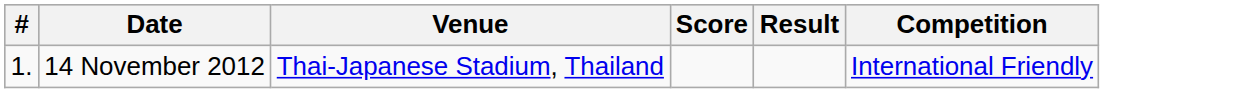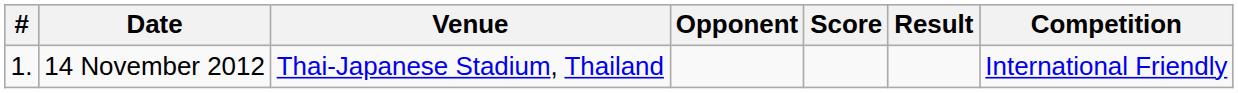+ column: (737, 25)
